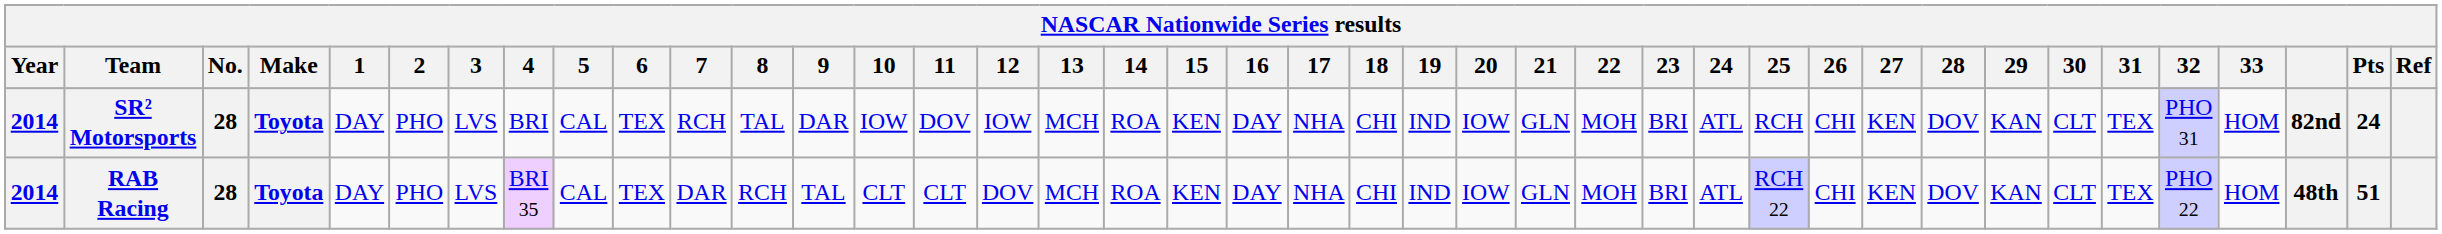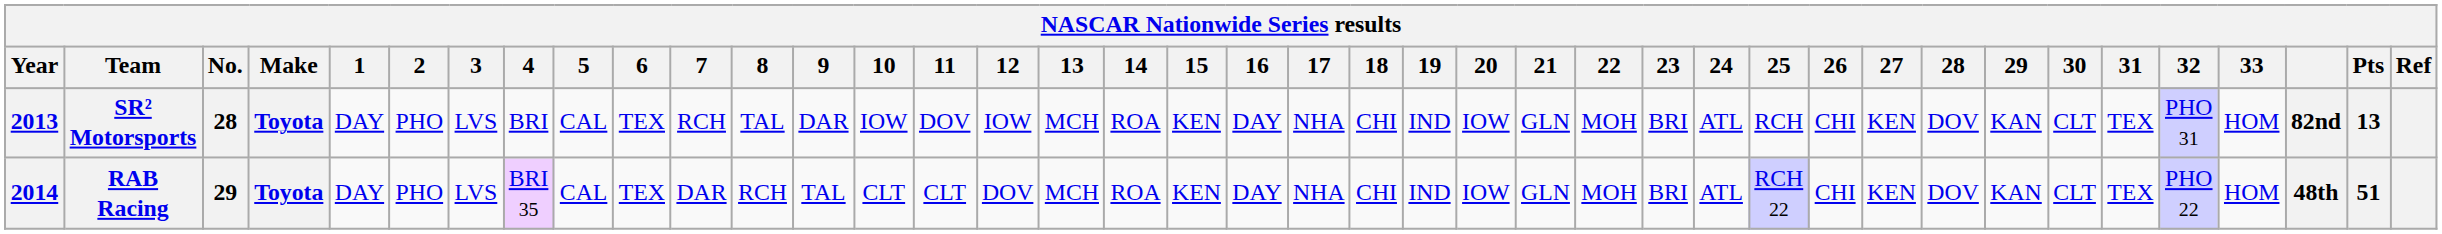(34, 122) 2014 -> (34, 122) 2013
(2368, 122) 24 -> (2368, 122) 13
(225, 193) 28 -> (225, 193) 29
